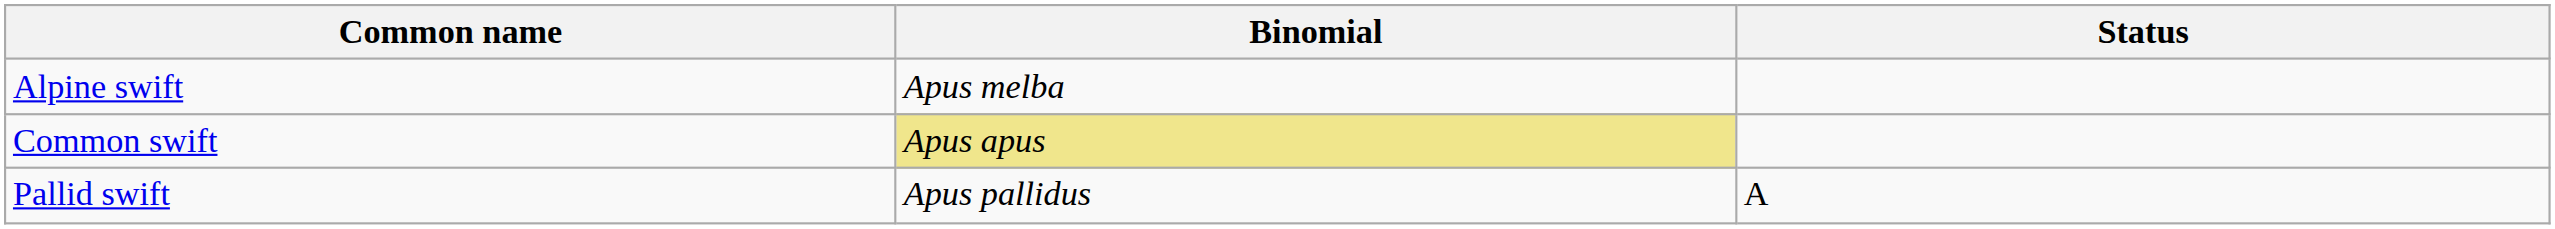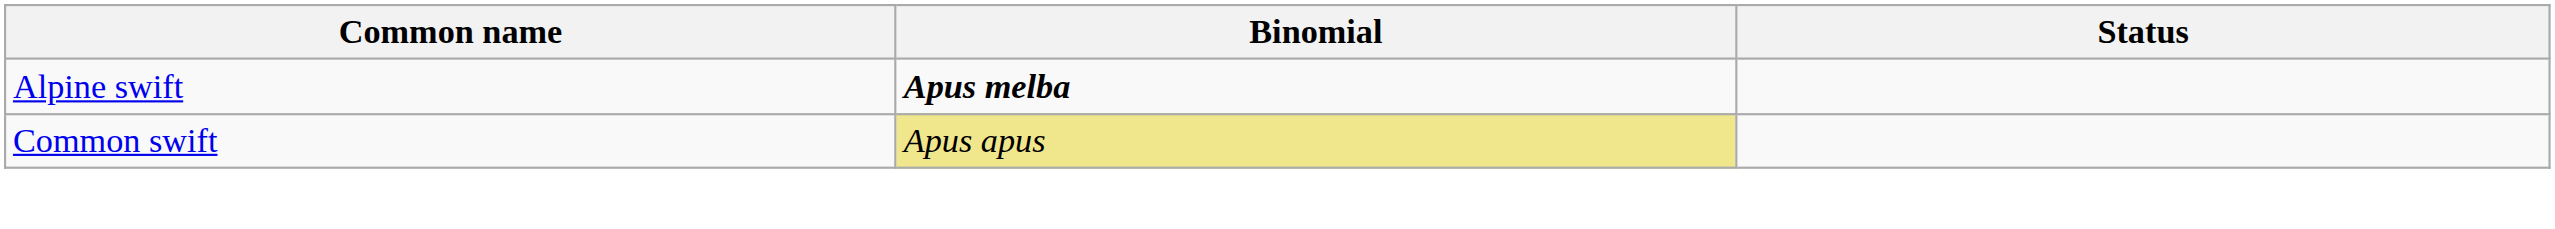(984, 85) normal -> (987, 85) bold
- row: (91, 194)
